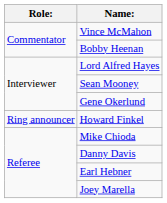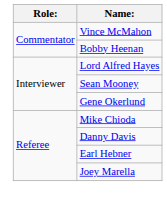- row: (112, 119)
